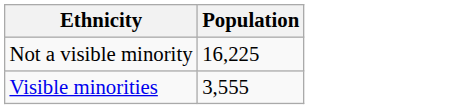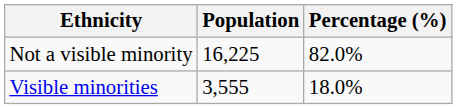+ column: (378, 20)
